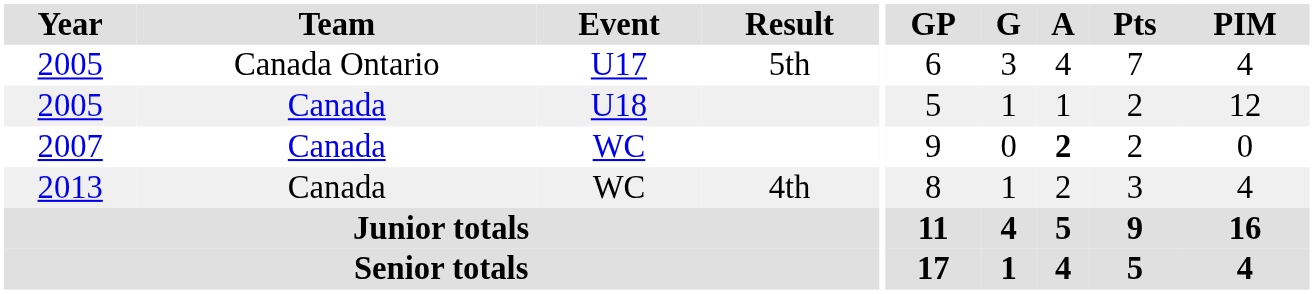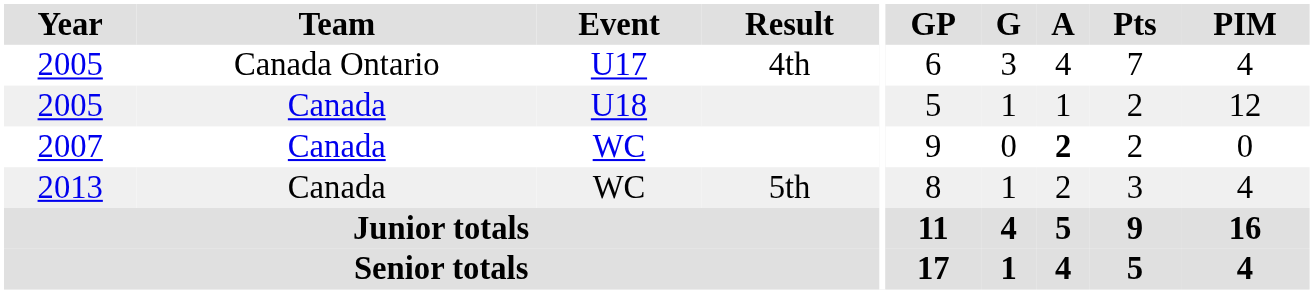(790, 64) 5th -> (790, 64) 4th
(790, 187) 4th -> (790, 187) 5th
